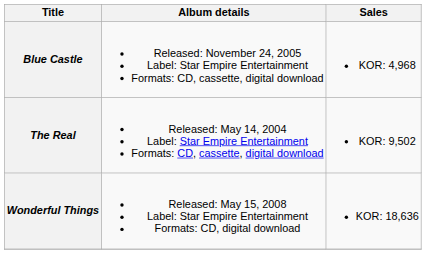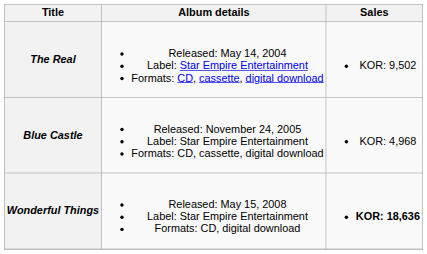rows swapped: (53, 135) <-> (53, 59)
(374, 217) normal -> (374, 217) bold
